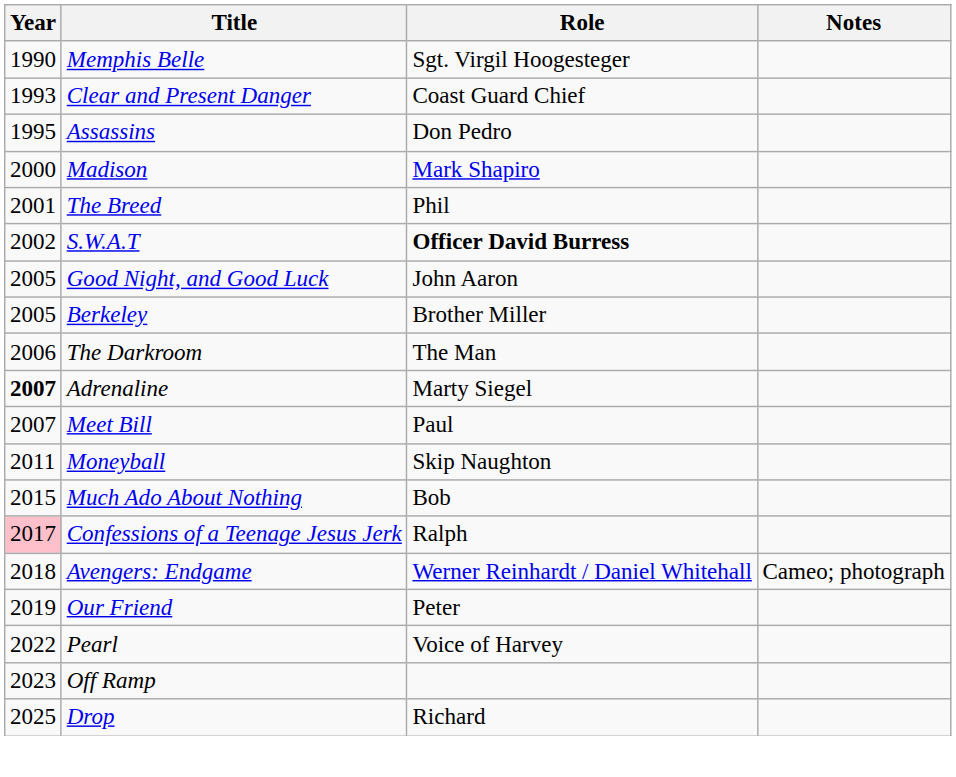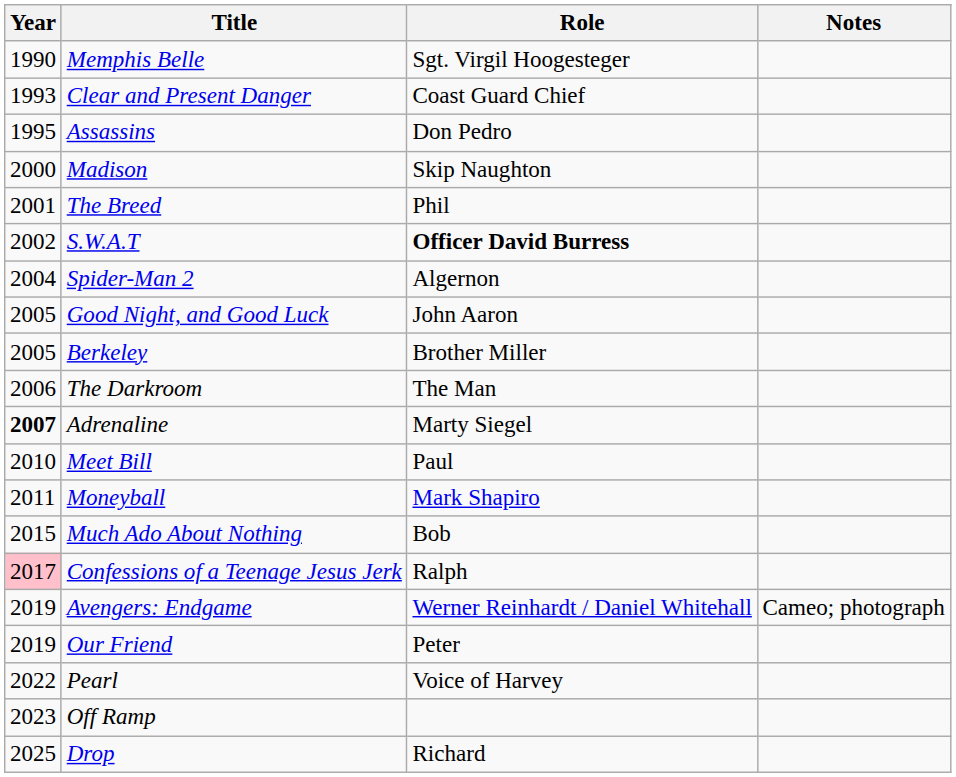(476, 168) Mark Shapiro -> (482, 168) Skip Naughton
+ row: (130, 278)
(33, 424) 2007 -> (33, 461) 2010
(482, 461) Skip Naughton -> (476, 497) Mark Shapiro
(33, 570) 2018 -> (33, 607) 2019
